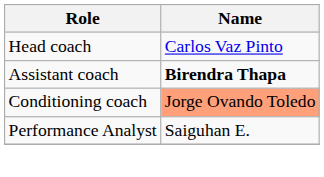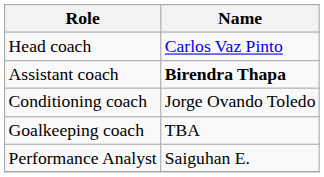(240, 102) lightsalmon background -> (240, 102) no background
+ row: (76, 130)
